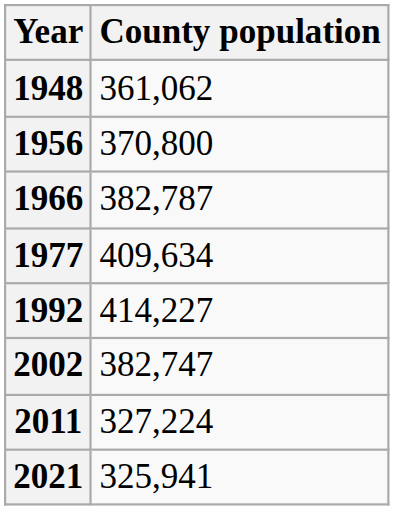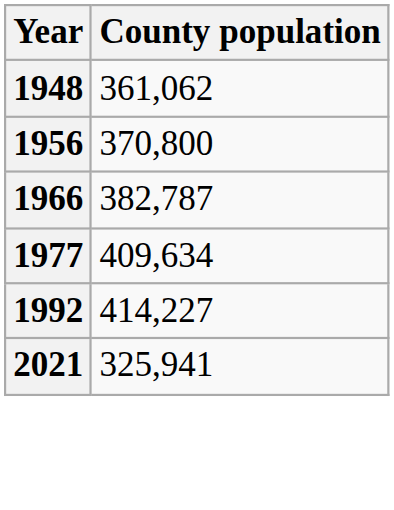- row: (48, 365)
- row: (48, 421)
